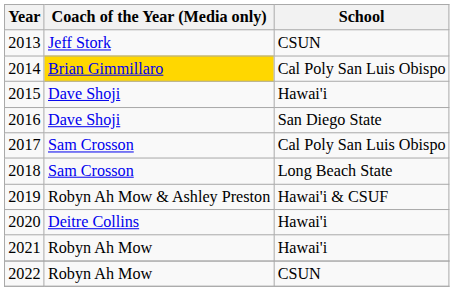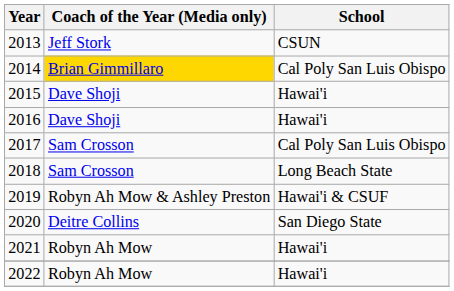(330, 119) San Diego State -> (302, 119) Hawai'i
(302, 222) Hawai'i -> (330, 222) San Diego State
(299, 273) CSUN -> (302, 273) Hawai'i
